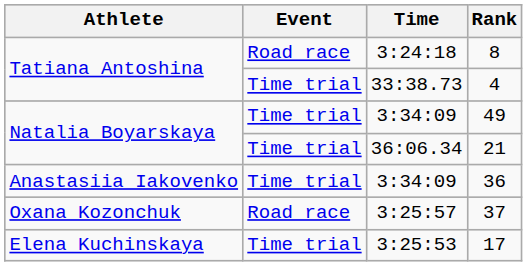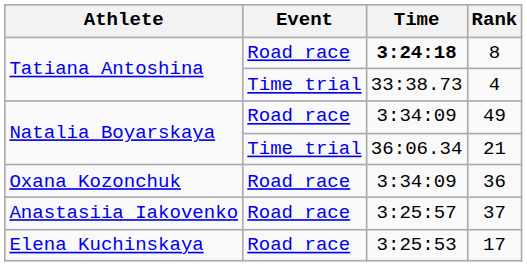(417, 53) normal -> (417, 53) bold
(304, 117) Time trial -> (299, 117) Road race
(124, 181) Anastasiia Iakovenko -> (95, 181) Oxana Kozonchuk
(304, 181) Time trial -> (299, 181) Road race
(95, 213) Oxana Kozonchuk -> (124, 213) Anastasiia Iakovenko
(304, 245) Time trial -> (299, 245) Road race
